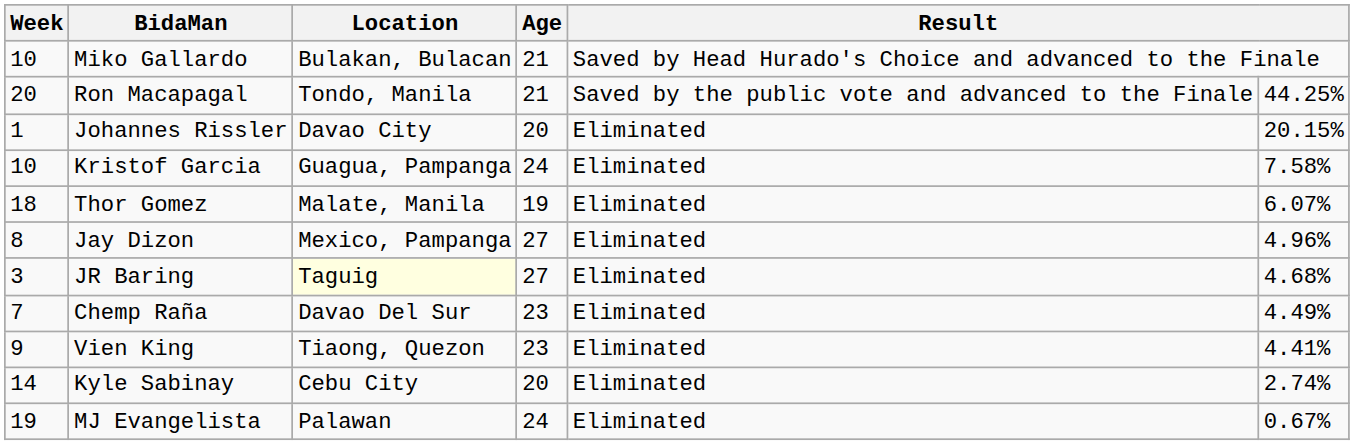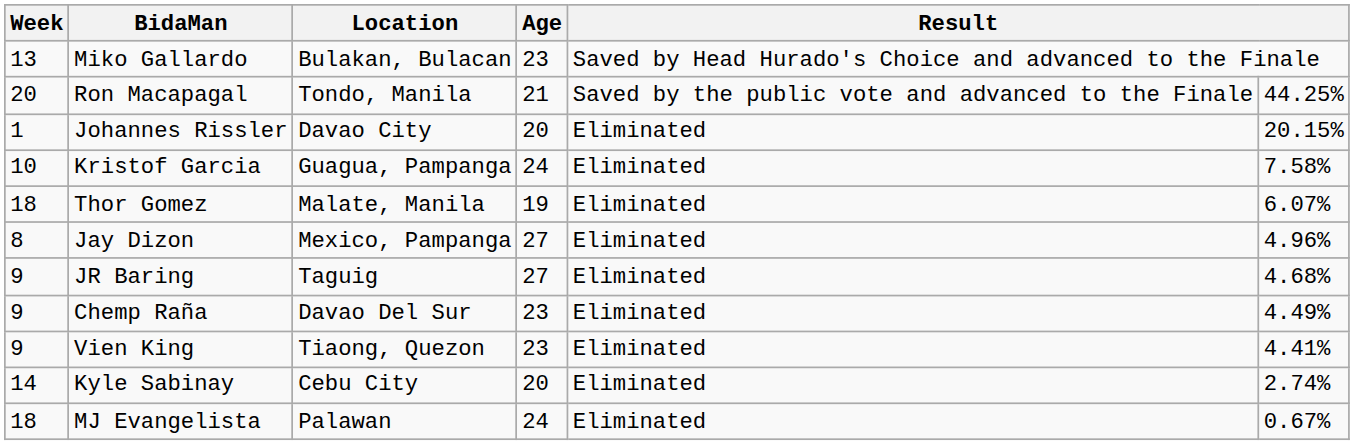(23, 59) 10 -> (23, 59) 13
(536, 59) 21 -> (536, 59) 23
(17, 277) 3 -> (17, 277) 9
(338, 277) lightyellow background -> (338, 277) no background
(17, 313) 7 -> (17, 313) 9
(23, 422) 19 -> (23, 422) 18
